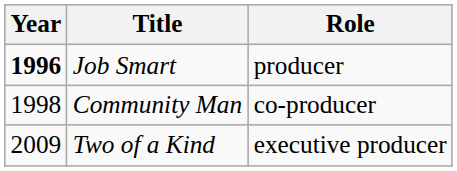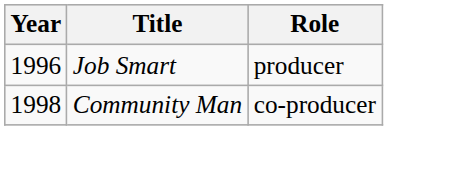(36, 64) bold -> (36, 64) normal
- row: (144, 144)
